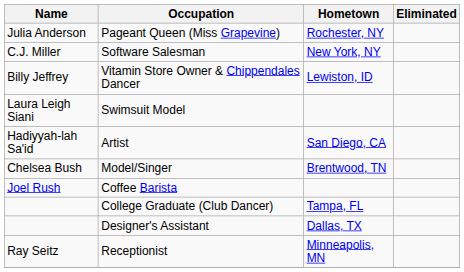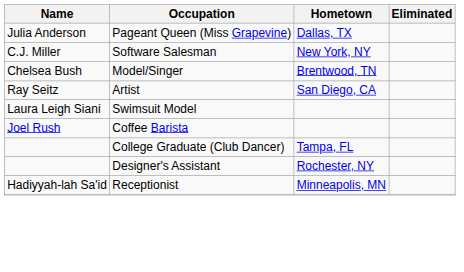(345, 33) Rochester, NY -> (324, 33) Dallas, TX
- row: (201, 77)
rows swapped: (143, 110) <-> (137, 168)
(42, 142) Hadiyyah-lah Sa'id -> (33, 90) Ray Seitz
(334, 225) Dallas, TX -> (335, 166) Rochester, NY
(33, 251) Ray Seitz -> (57, 185) Hadiyyah-lah Sa'id
